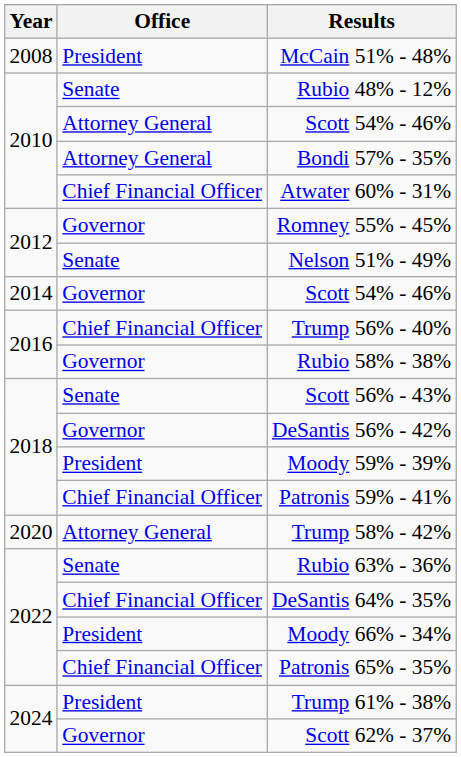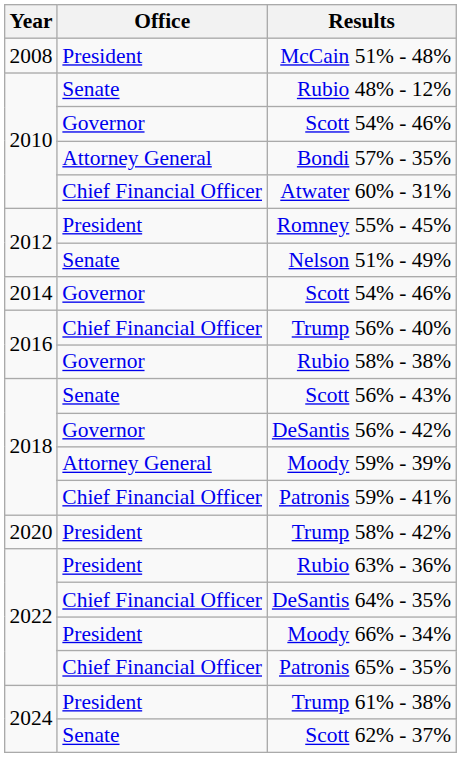(137, 123) Attorney General -> (103, 123) Governor
(103, 225) Governor -> (102, 225) President
(102, 463) President -> (137, 463) Attorney General
(137, 531) Attorney General -> (102, 531) President
(91, 565) Senate -> (102, 565) President
(103, 735) Governor -> (91, 735) Senate
